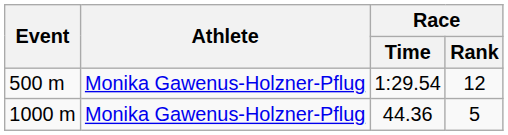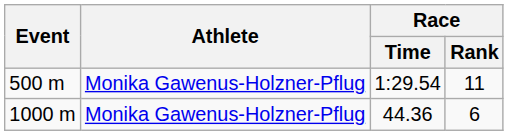(474, 84) 12 -> (474, 84) 11
(474, 115) 5 -> (474, 115) 6
